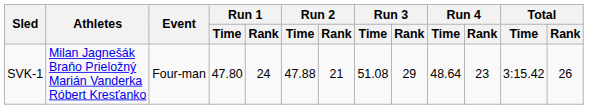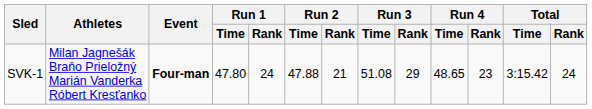(179, 74) normal -> (181, 74) bold
(446, 74) 48.64 -> (449, 74) 48.65
(565, 74) 26 -> (569, 74) 24
